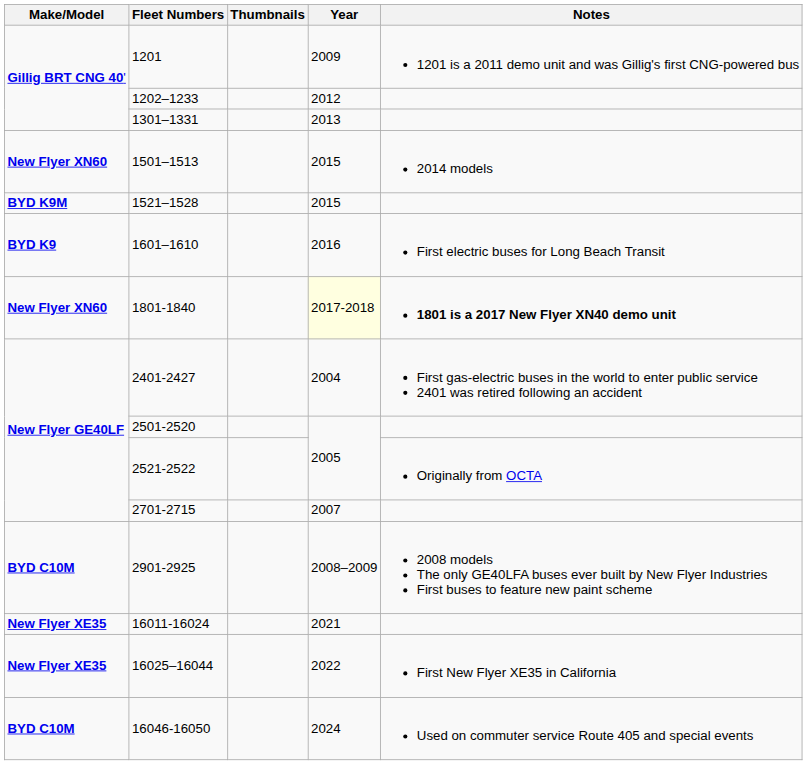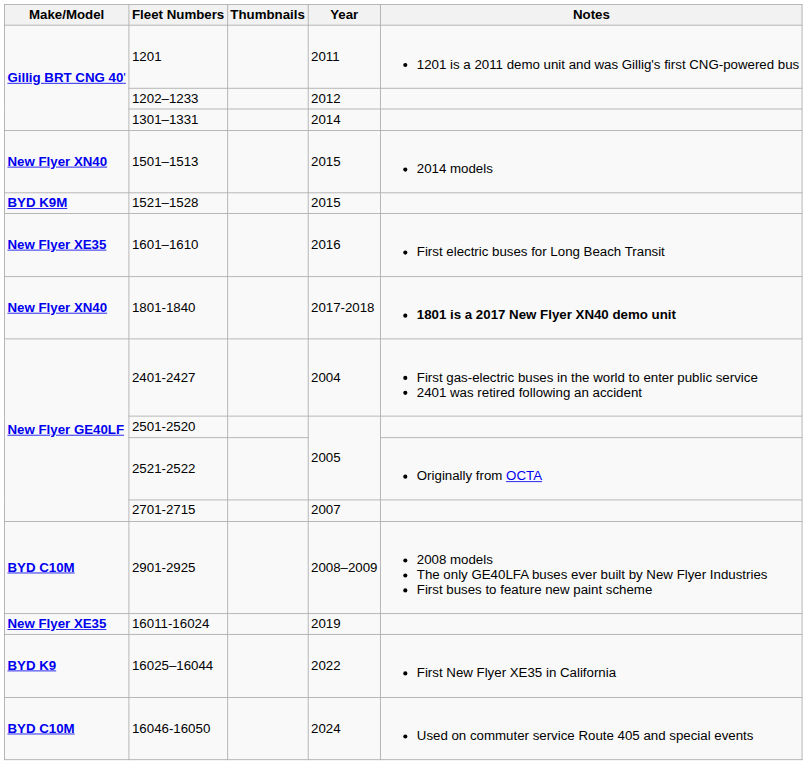(326, 56) 2009 -> (325, 56) 2011
(326, 119) 2013 -> (326, 119) 2014
(57, 161) New Flyer XN60 -> (57, 161) New Flyer XN40
(32, 245) BYD K9 -> (57, 245) New Flyer XE35
(57, 307) New Flyer XN60 -> (57, 307) New Flyer XN40
(343, 307) lightyellow background -> (343, 307) no background
(326, 624) 2021 -> (326, 624) 2019
(57, 665) New Flyer XE35 -> (32, 665) BYD K9
